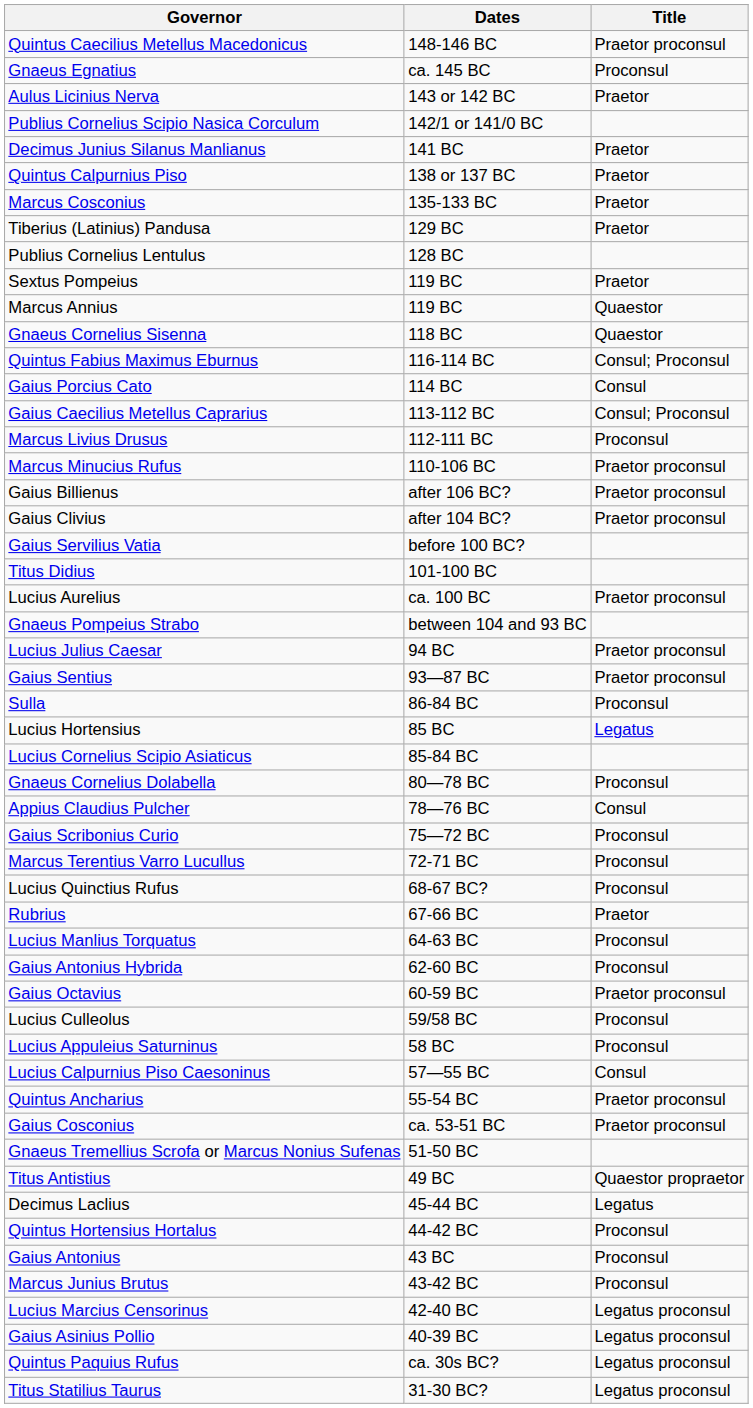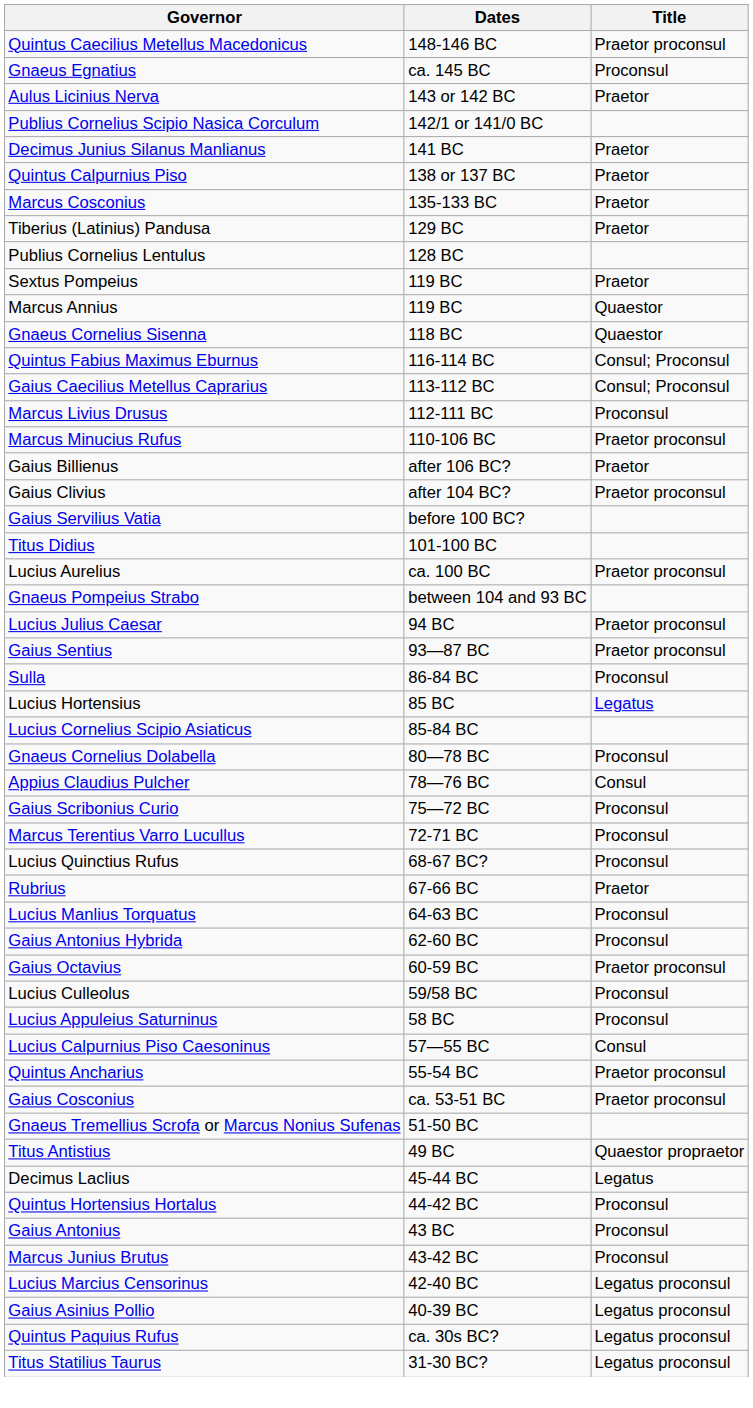- row: (80, 387)
(660, 492) Praetor proconsul -> (622, 466) Praetor
